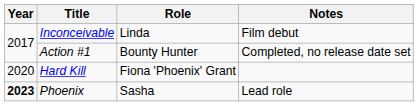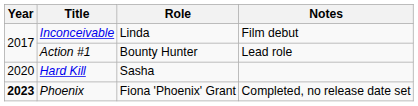(326, 52) Completed, no release date set -> (267, 52) Lead role
(178, 71) Fiona 'Phoenix' Grant -> (137, 71) Sasha
(137, 91) Sasha -> (178, 91) Fiona 'Phoenix' Grant
(267, 91) Lead role -> (326, 91) Completed, no release date set
